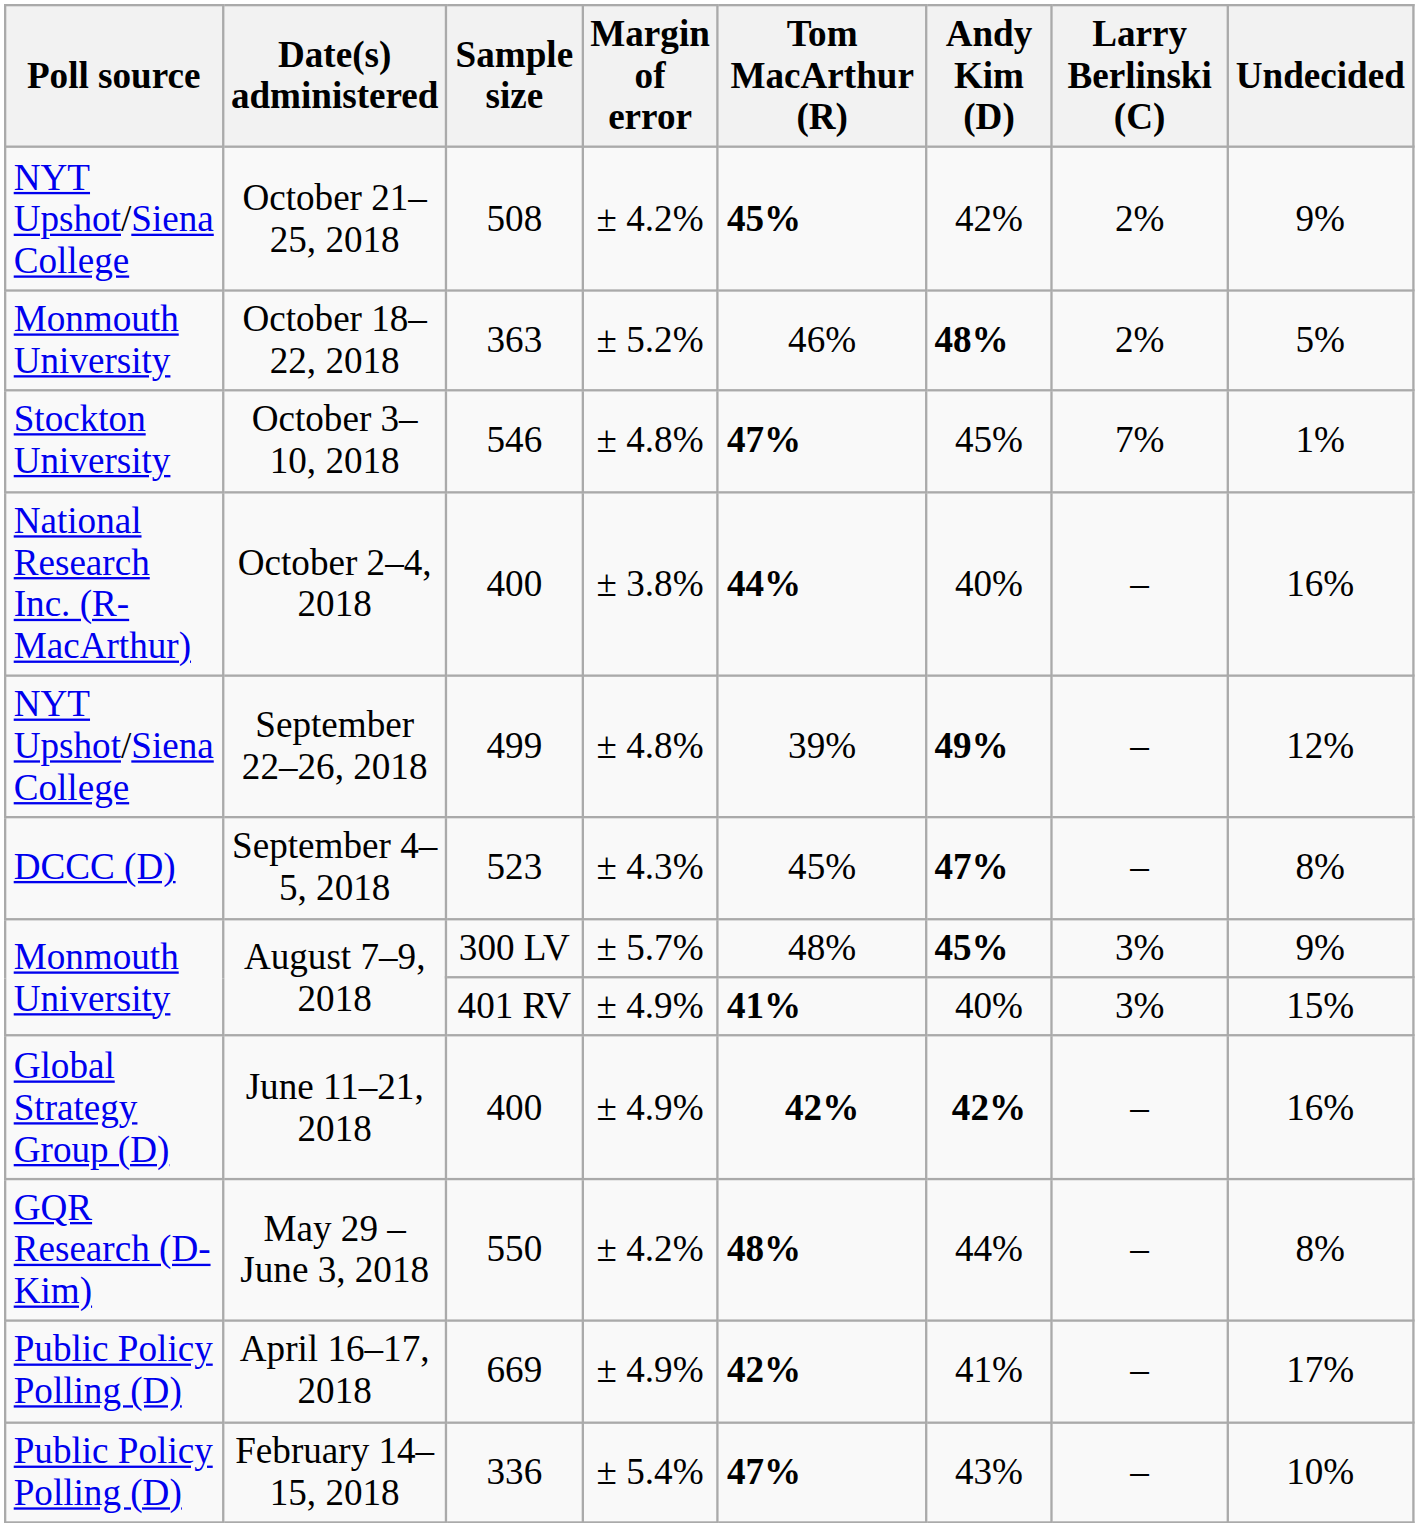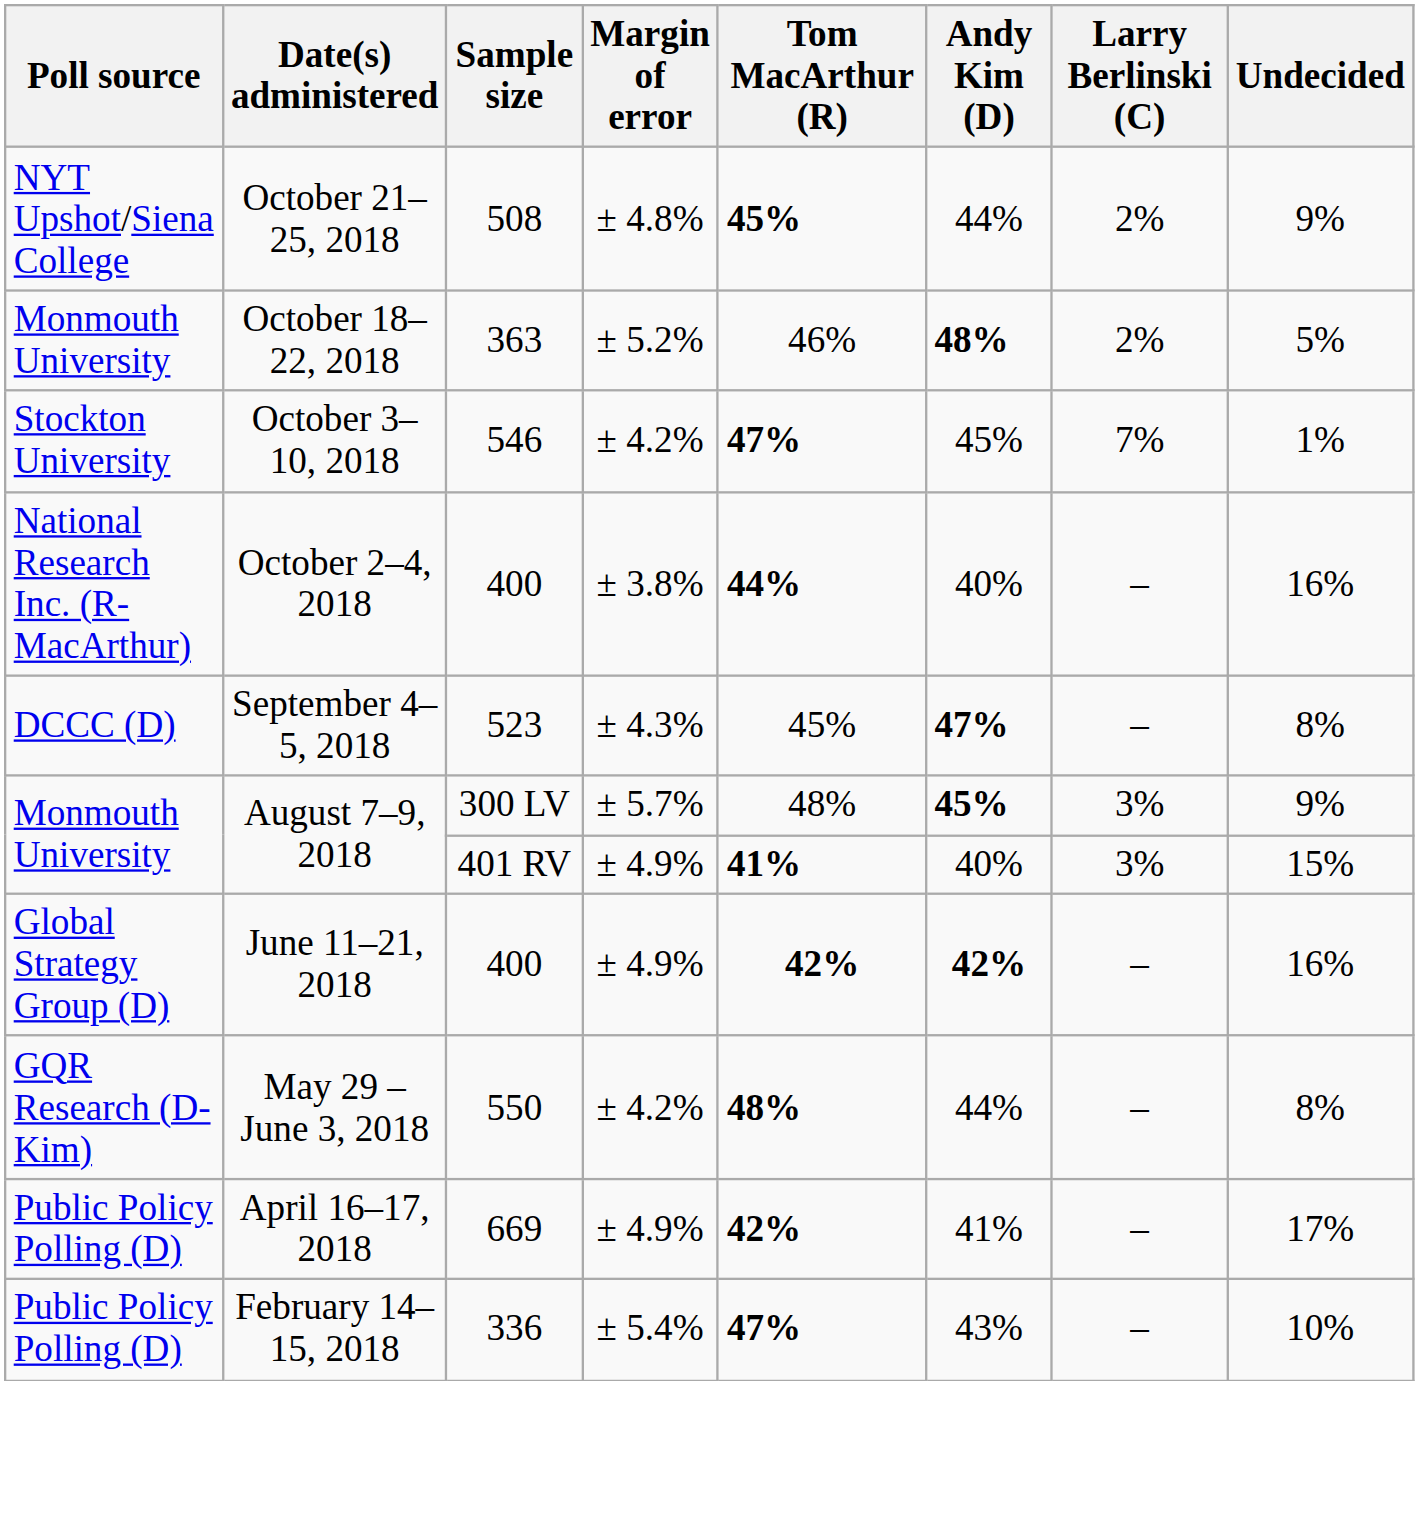(650, 218) ± 4.2% -> (650, 218) ± 4.8%
(989, 218) 42% -> (989, 218) 44%
(650, 440) ± 4.8% -> (650, 440) ± 4.2%
- row: (335, 745)
